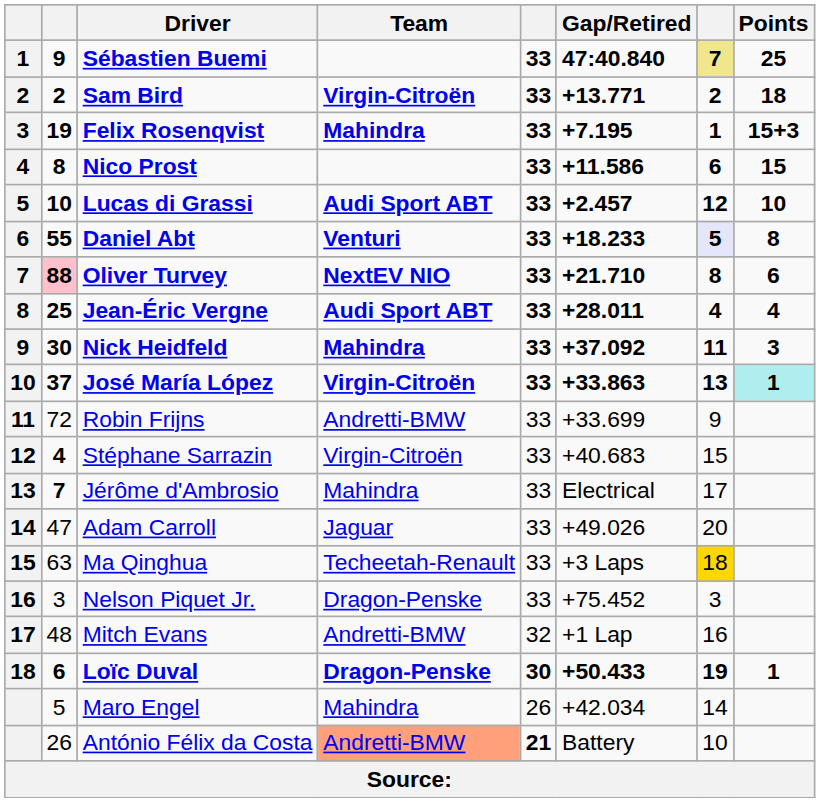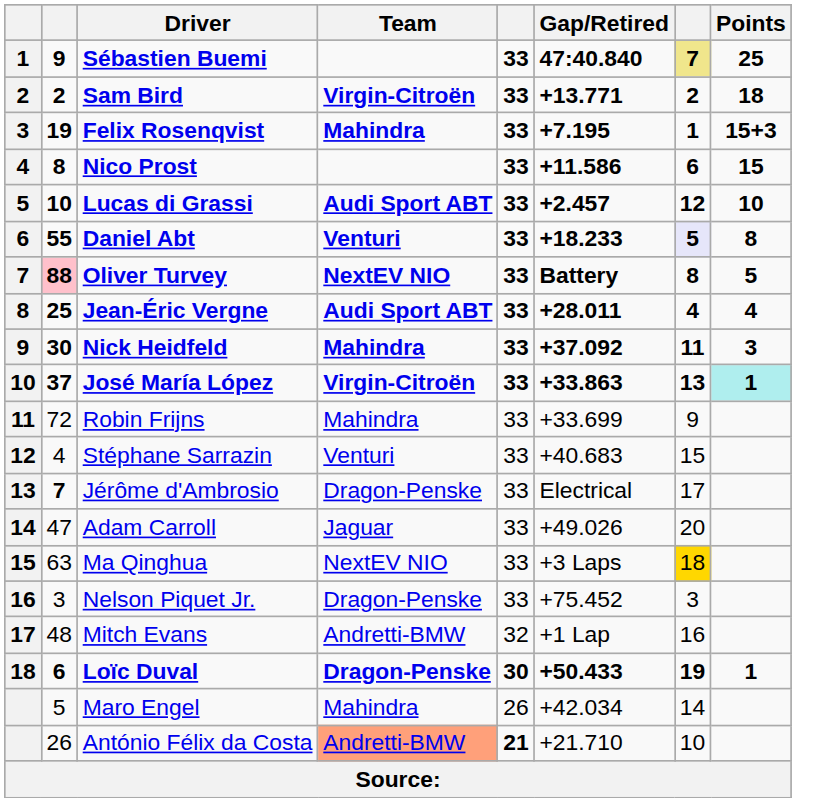(604, 275) +21.710 -> (579, 275) Battery
(773, 275) 6 -> (751, 275) 5
(394, 419) Andretti-BMW -> (371, 419) Mahindra
(59, 455) bold -> (59, 455) normal
(393, 455) Virgin-Citroën -> (359, 455) Venturi
(371, 491) Mahindra -> (403, 491) Dragon-Penske
(419, 563) Techeetah-Renault -> (385, 563) NextEV NIO
(598, 743) Battery -> (581, 743) +21.710
